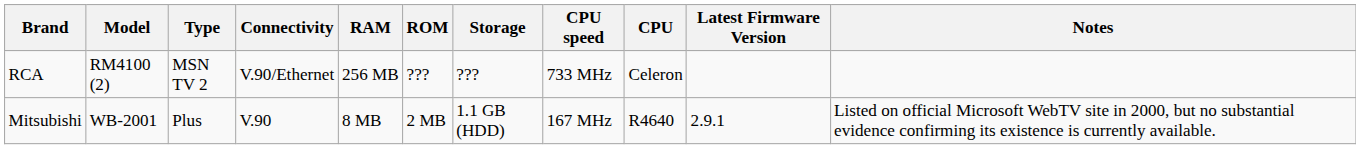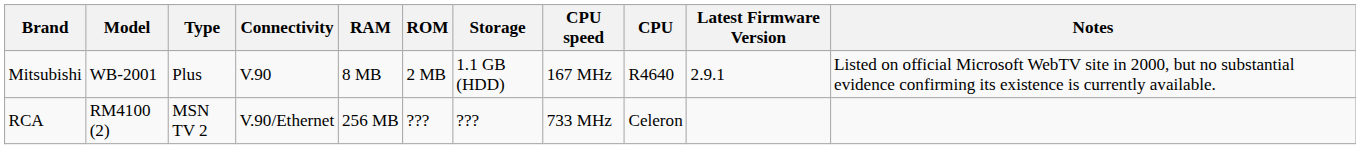rows swapped: (45, 120) <-> (26, 74)
